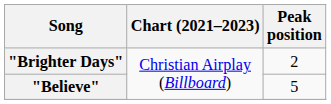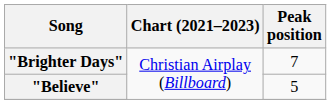(294, 61) 2 -> (294, 61) 7
